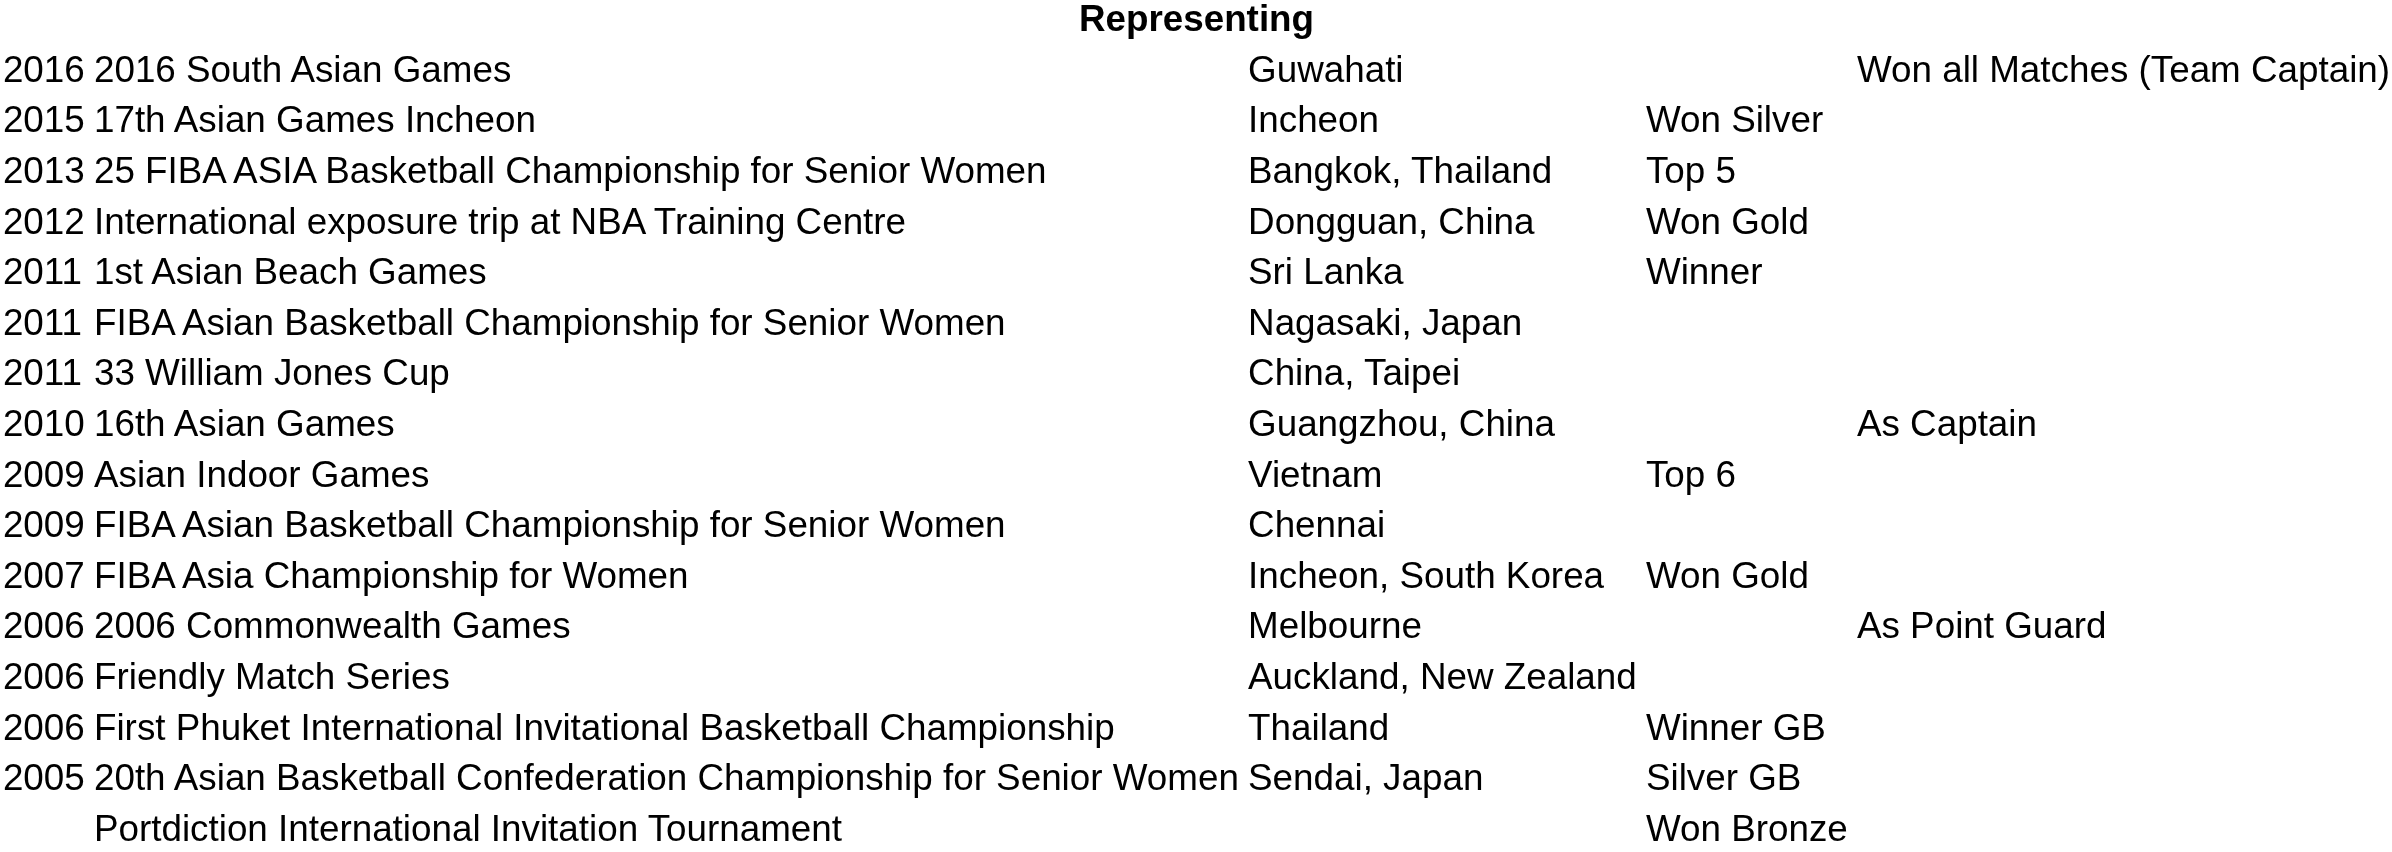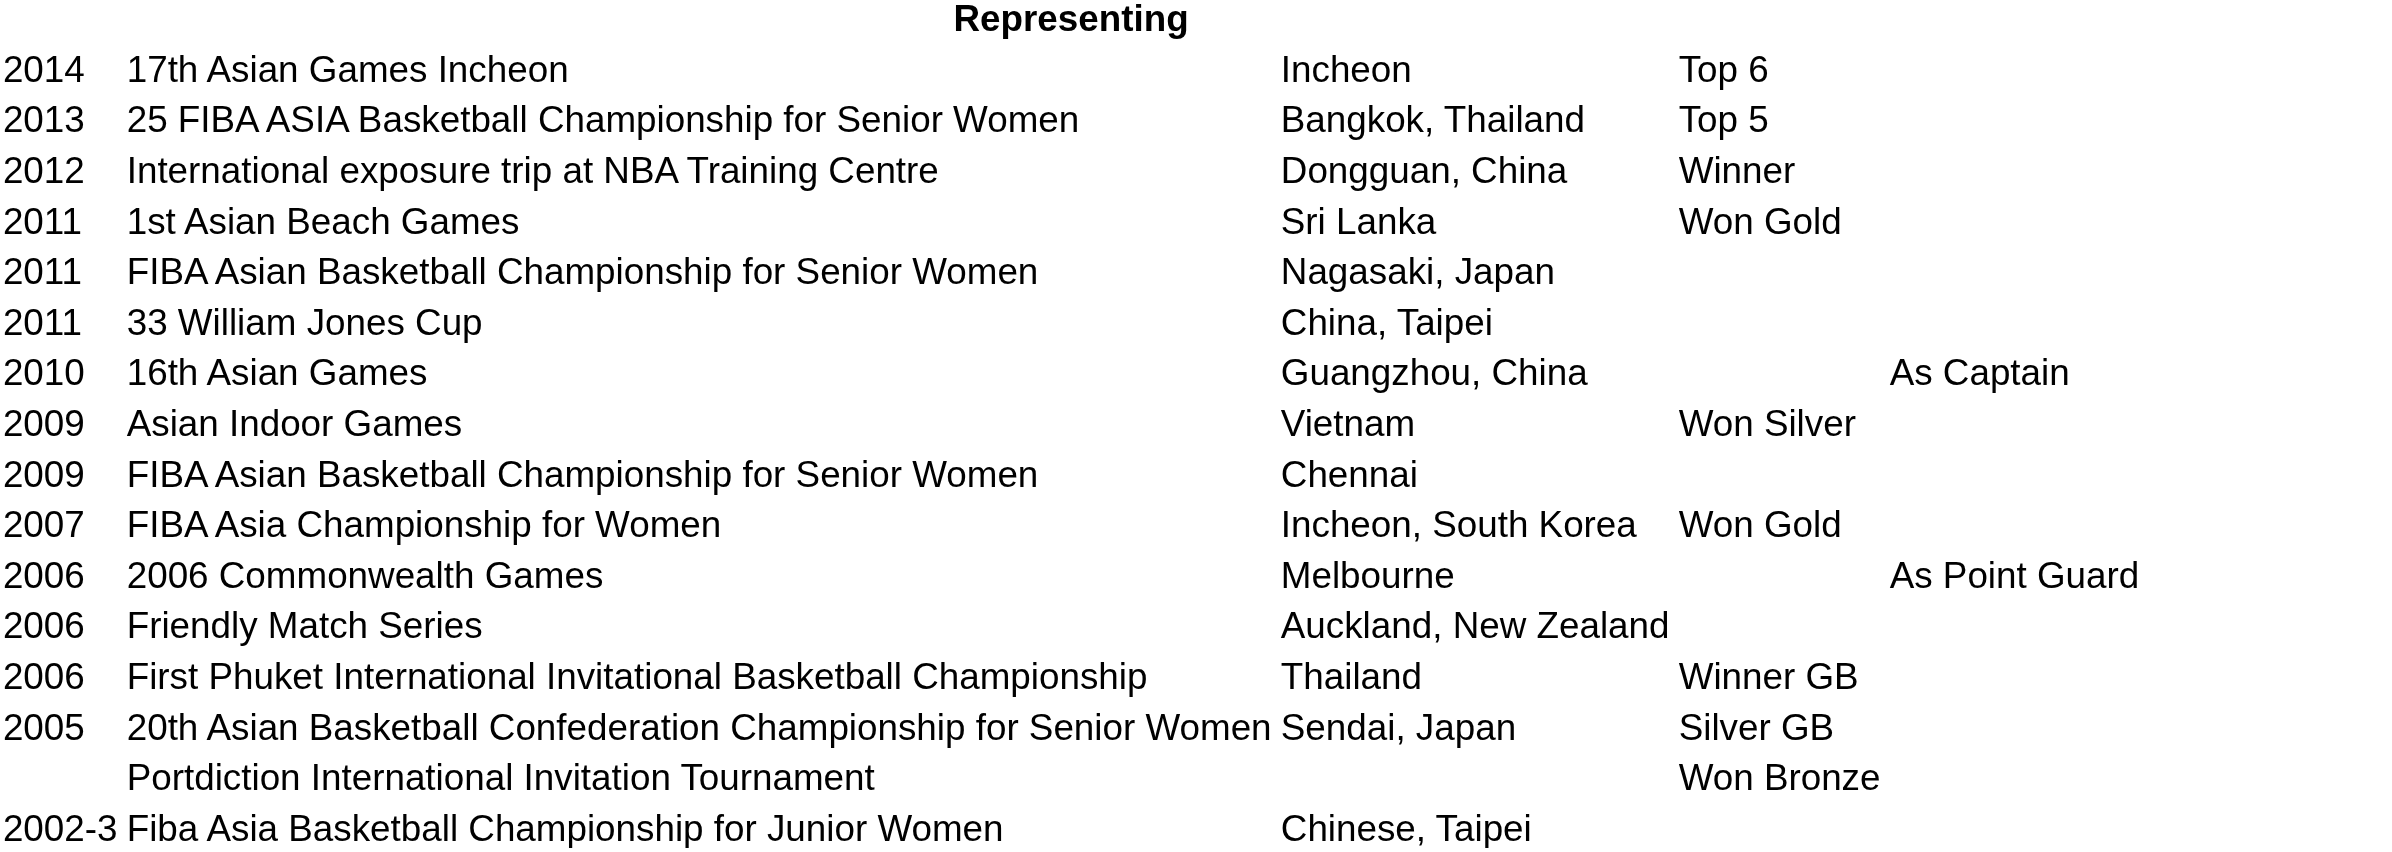- row: (303, 69)
(44, 120) 2015 -> (44, 69) 2014
(1735, 120) Won Silver -> (1724, 69) Top 6
(1727, 221) Won Gold -> (1737, 170) Winner
(1704, 271) Winner -> (1760, 221) Won Gold
(1691, 474) Top 6 -> (1767, 423) Won Silver
+ row: (565, 828)
